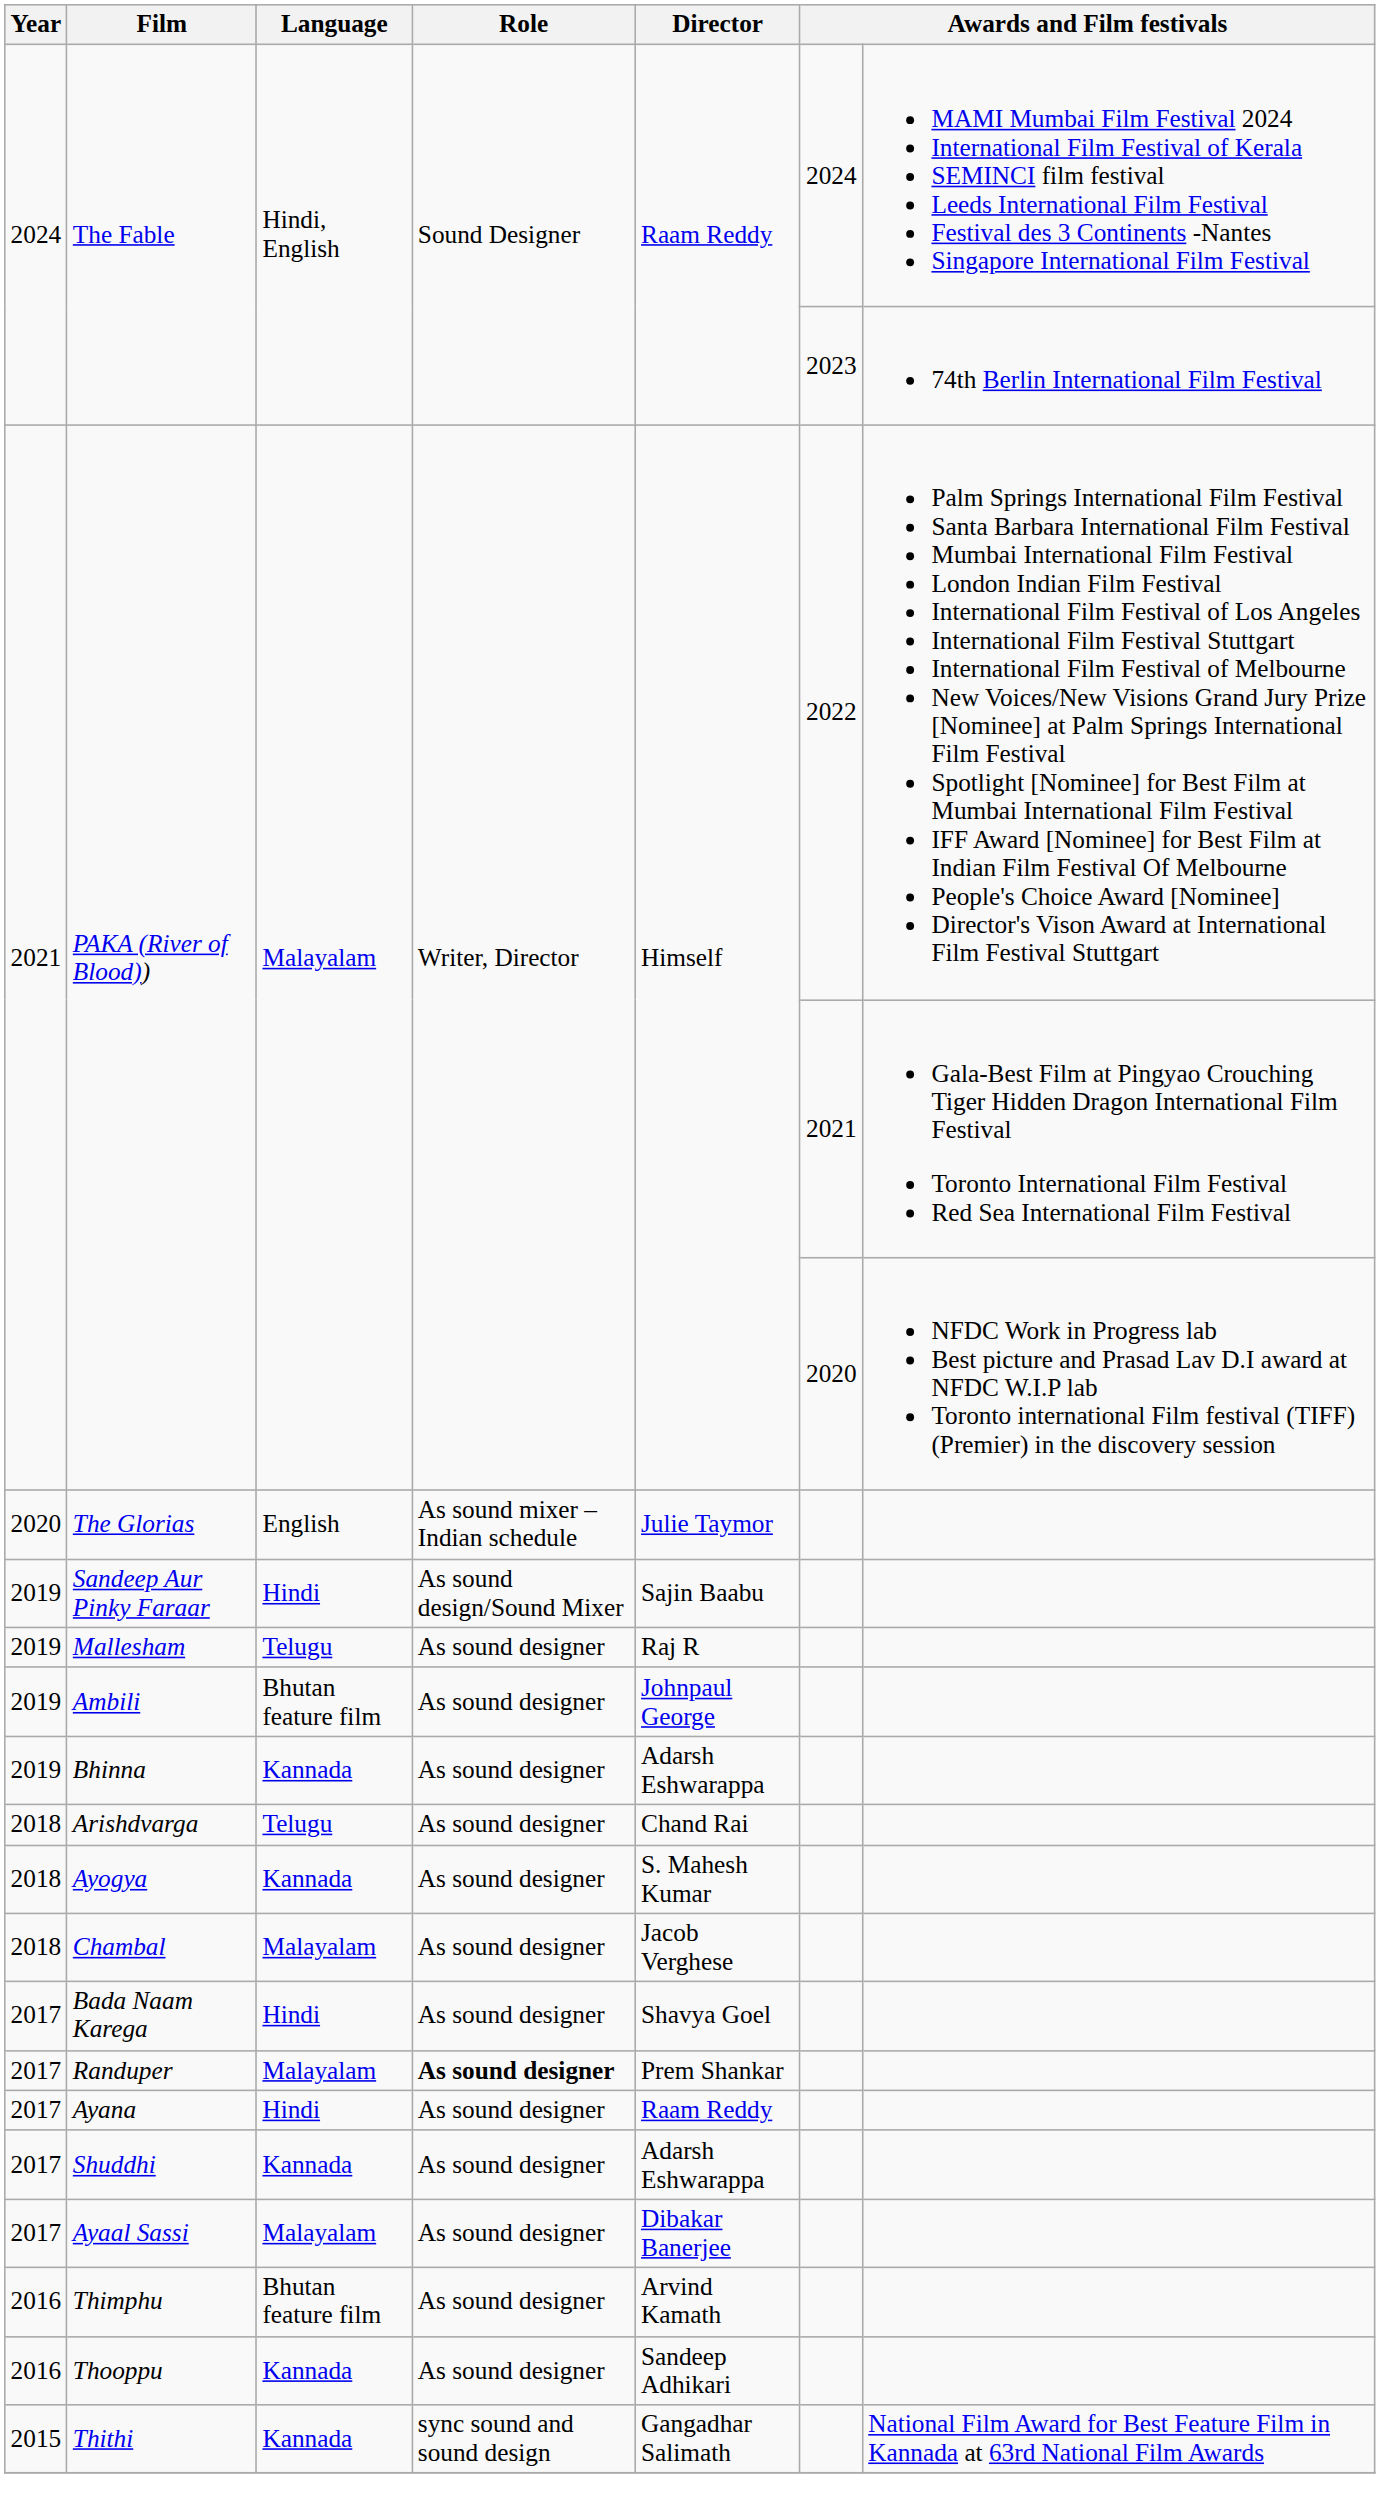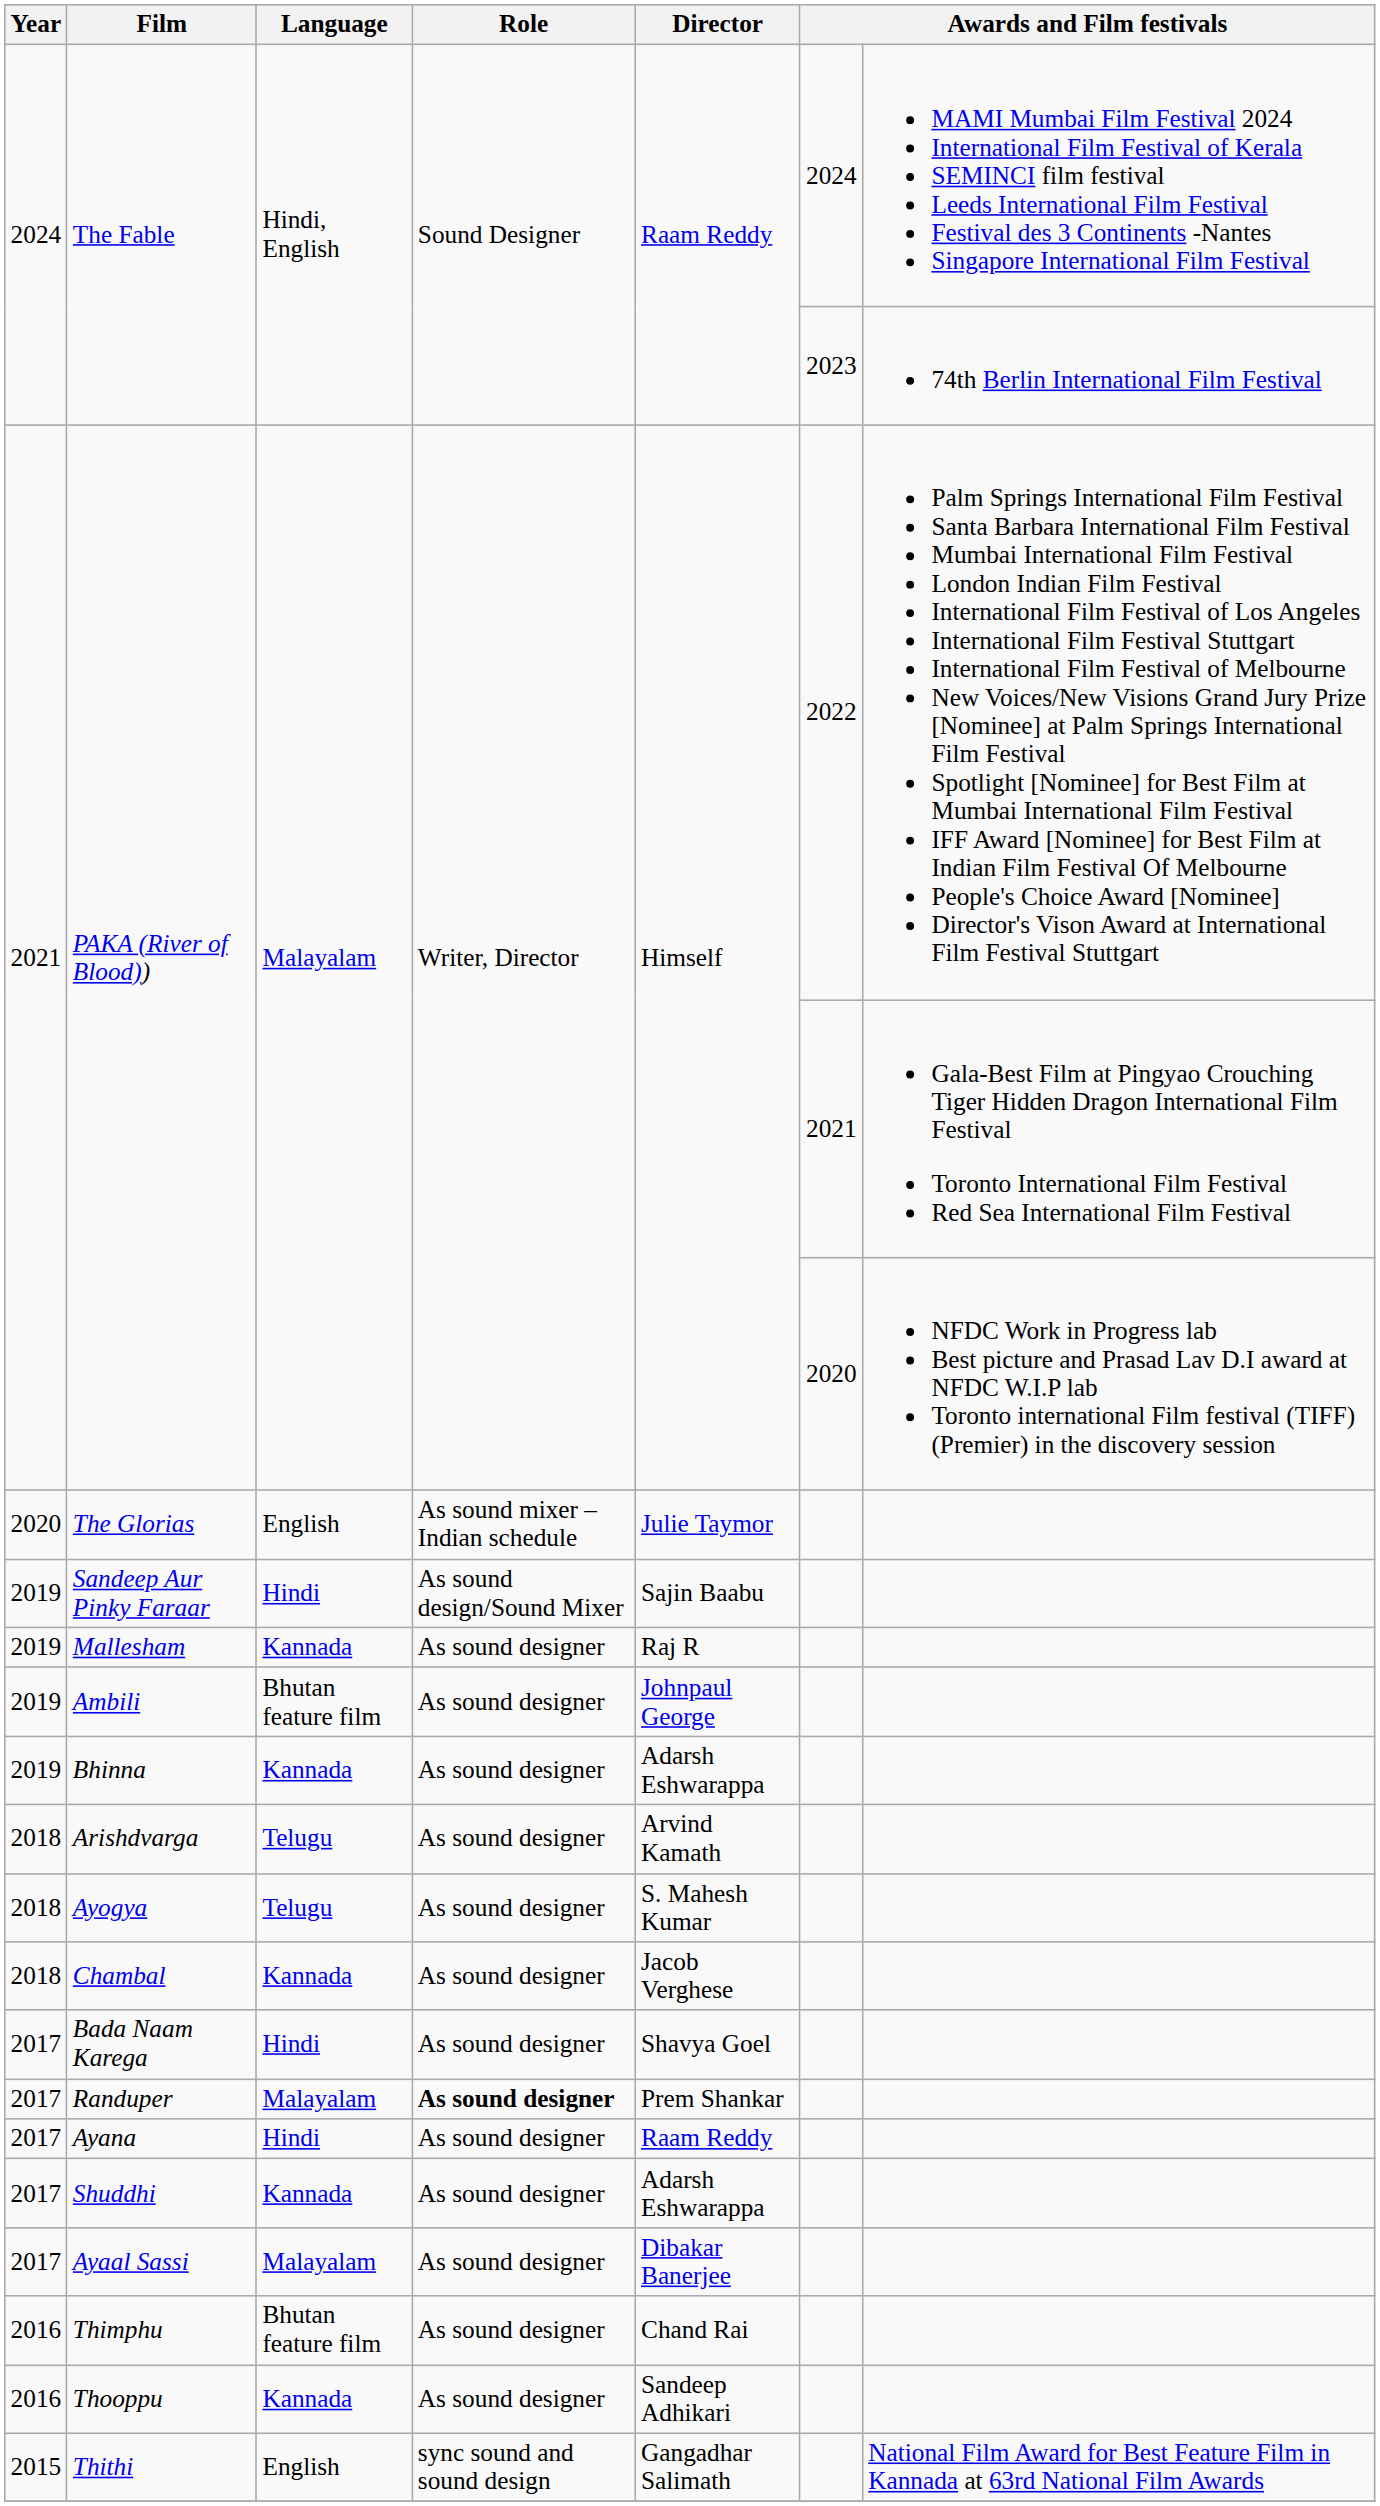(297, 1647) Telugu -> (307, 1647) Kannada
(695, 1824) Chand Rai -> (681, 1838) Arvind Kamath
(307, 1878) Kannada -> (297, 1907) Telugu
(319, 1947) Malayalam -> (307, 1975) Kannada
(681, 2301) Arvind Kamath -> (695, 2329) Chand Rai
(307, 2438) Kannada -> (301, 2467) English
